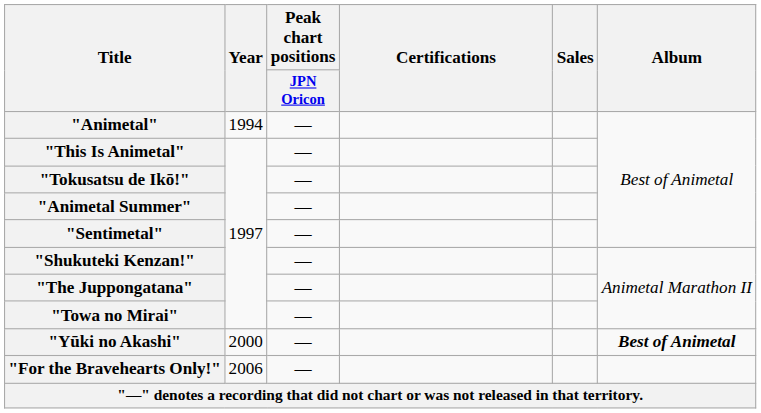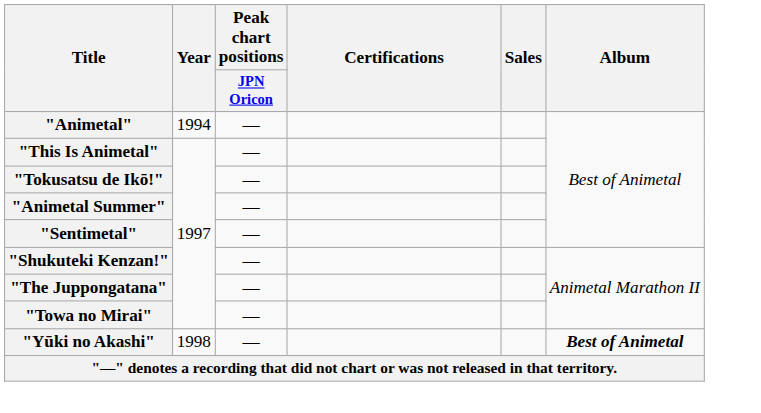(246, 342) 2000 -> (194, 342) 1998
- row: (115, 369)
